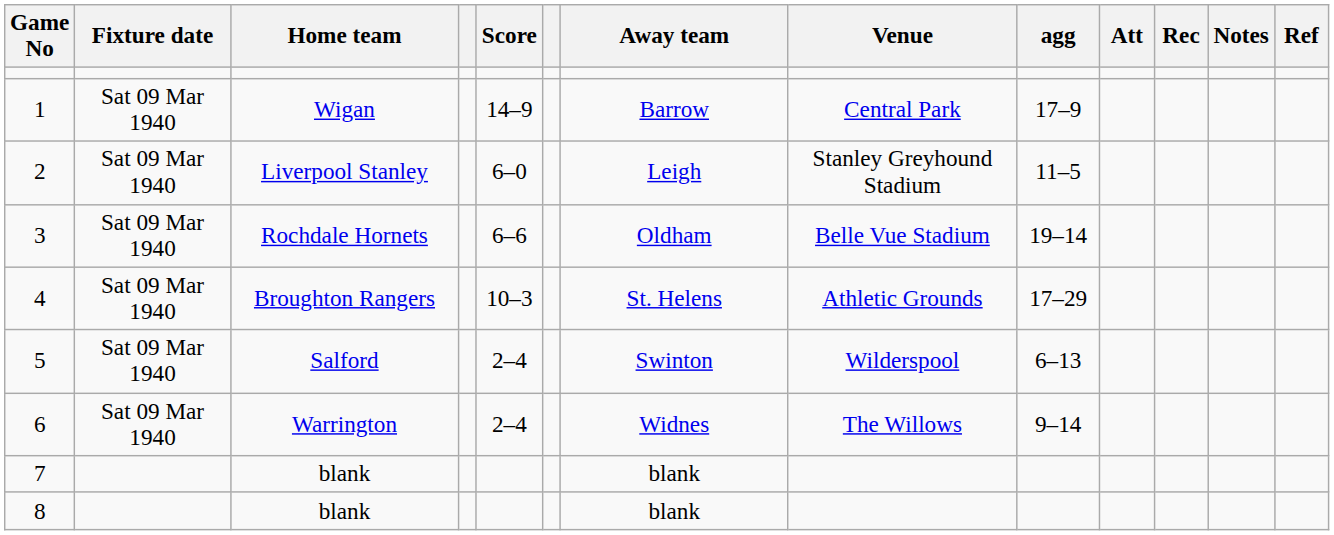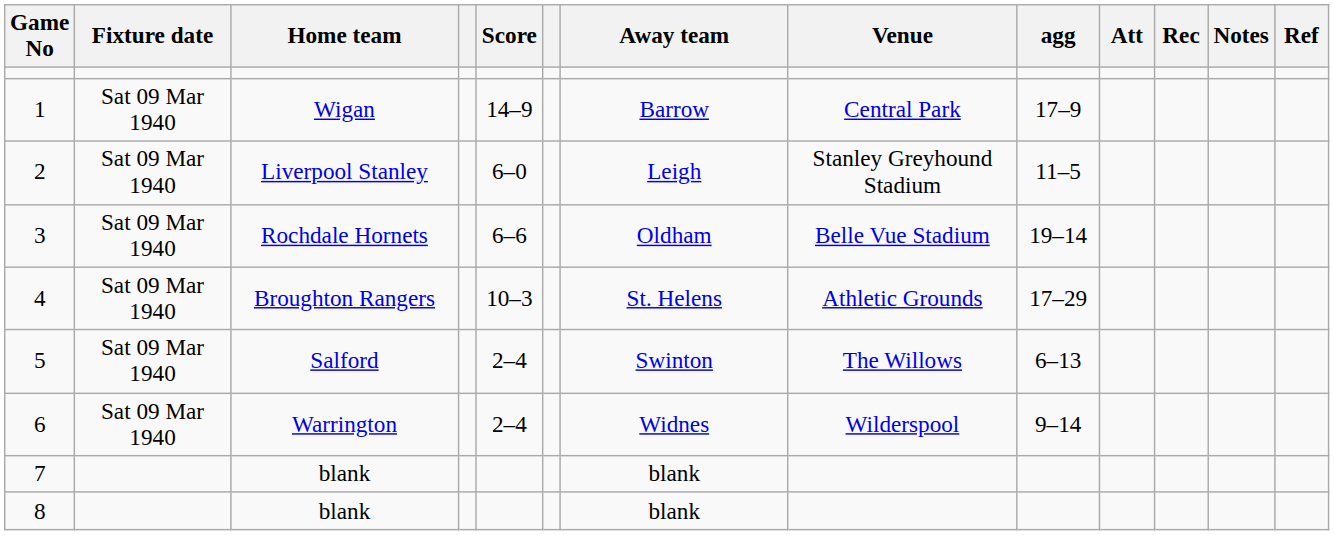(902, 361) Wilderspool -> (902, 361) The Willows
(902, 424) The Willows -> (902, 424) Wilderspool
